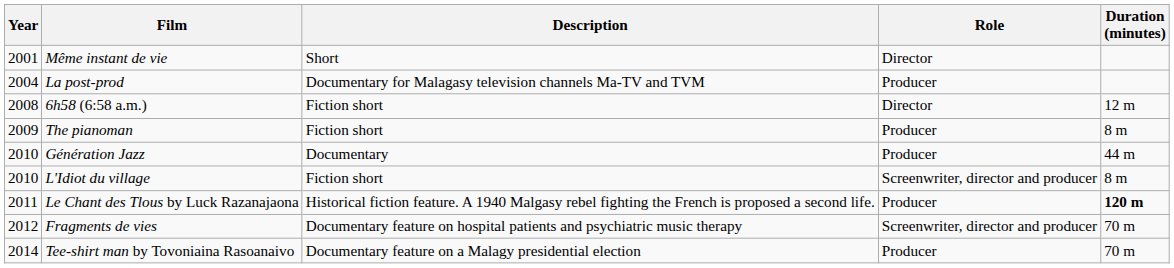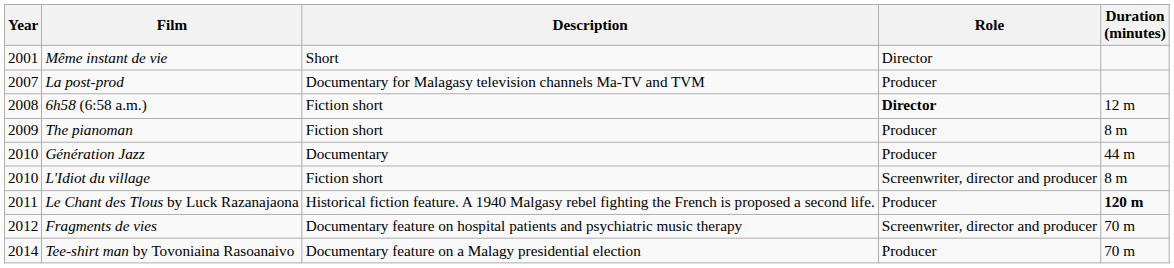(23, 81) 2004 -> (23, 81) 2007
(907, 105) normal -> (909, 105) bold
